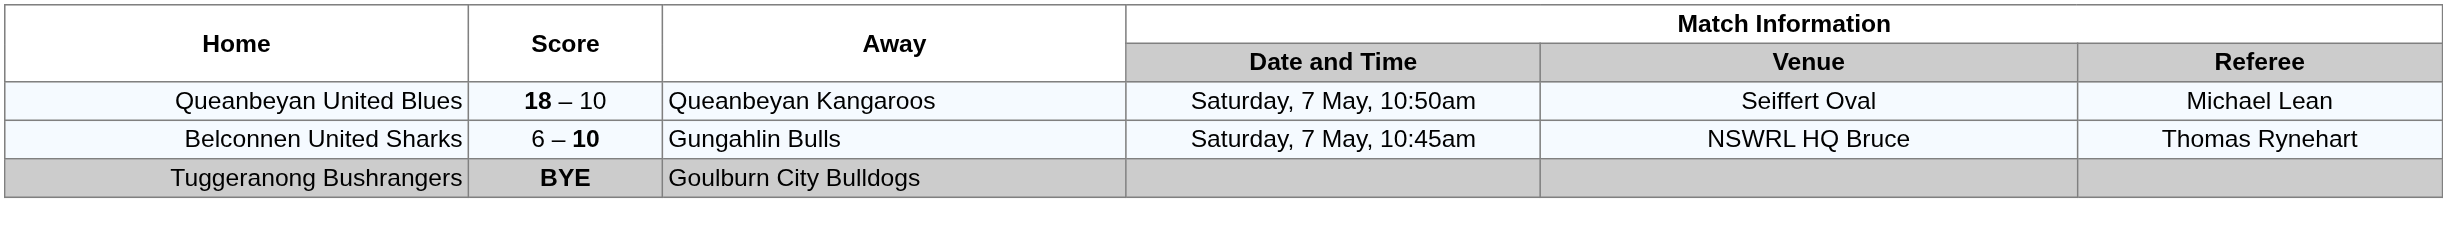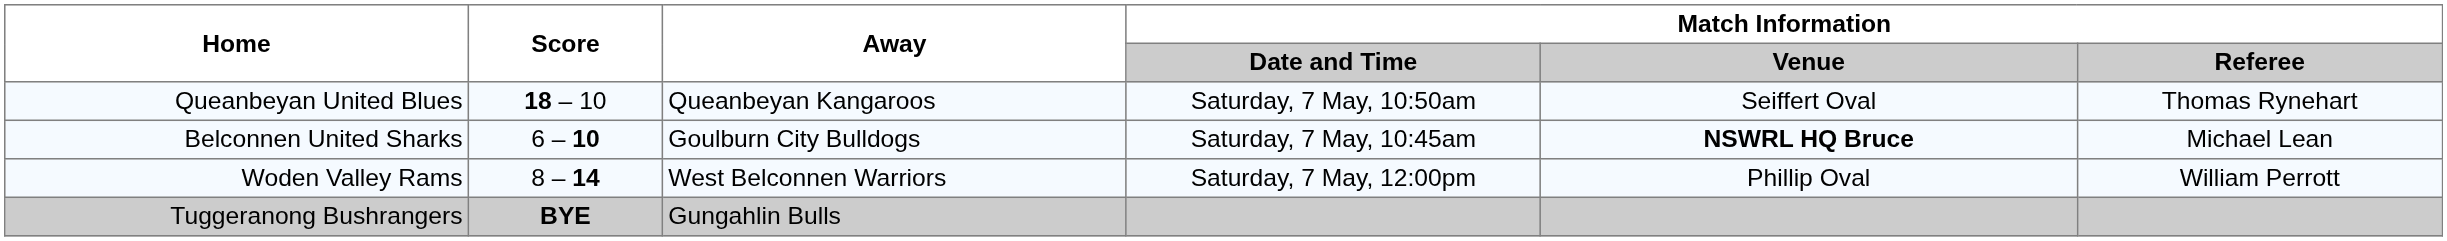(2260, 100) Michael Lean -> (2260, 100) Thomas Rynehart
(755, 139) Gungahlin Bulls -> (794, 139) Goulburn City Bulldogs
(1809, 139) normal -> (1809, 139) bold
(2260, 139) Thomas Rynehart -> (2260, 139) Michael Lean
+ row: (352, 177)
(794, 177) Goulburn City Bulldogs -> (755, 216) Gungahlin Bulls
